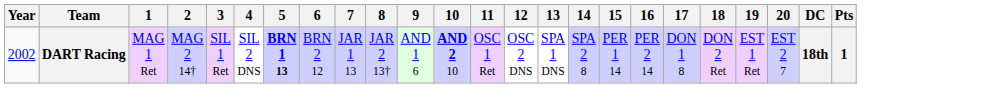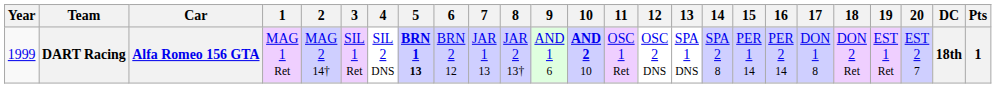+ column: (196, 15)
(22, 54) 2002 -> (22, 54) 1999
